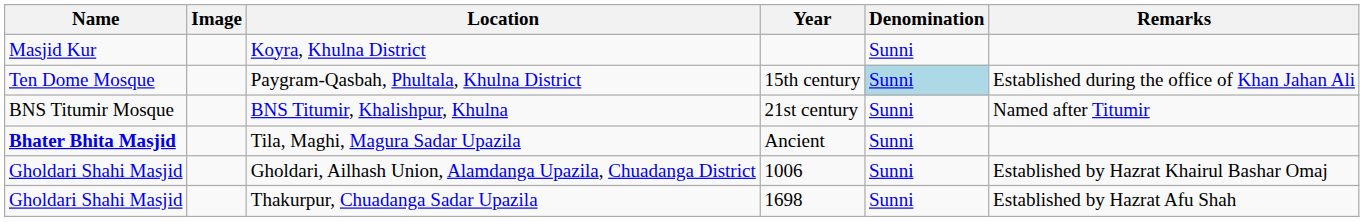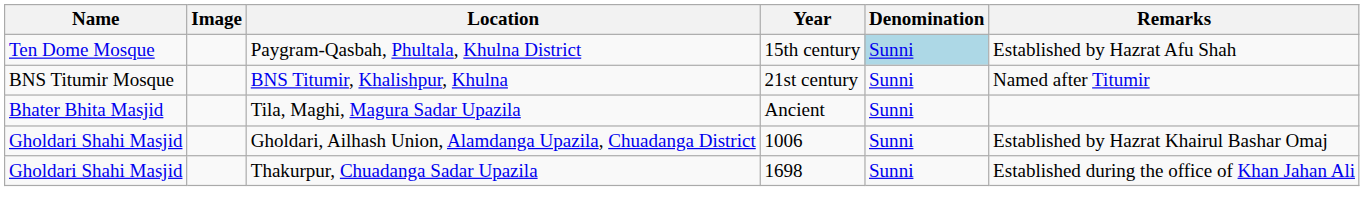- row: (338, 49)
(1174, 79) Established during the office of Khan Jahan Ali -> (1115, 49) Established by Hazrat Afu Shah
(92, 140) bold -> (86, 110) normal
(1115, 200) Established by Hazrat Afu Shah -> (1174, 170) Established during the office of Khan Jahan Ali
